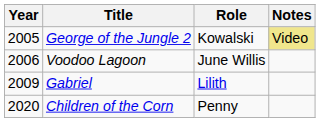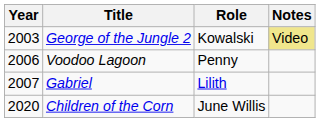(24, 38) 2005 -> (24, 38) 2003
(231, 60) June Willis -> (218, 60) Penny
(24, 83) 2009 -> (24, 83) 2007
(218, 106) Penny -> (231, 106) June Willis
